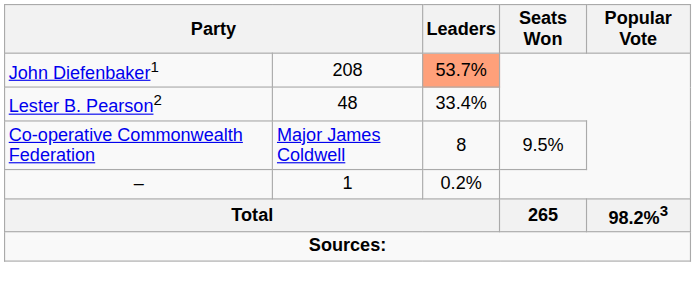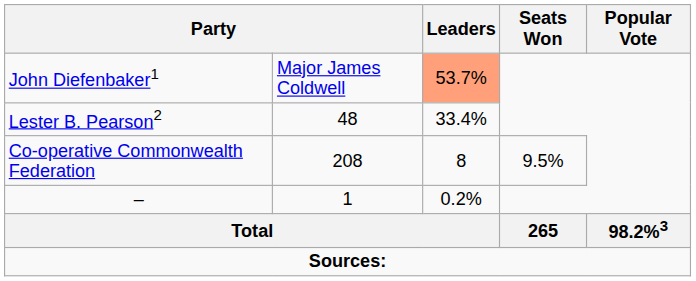(348, 70) 208 -> (329, 78) Major James Coldwell
(329, 145) Major James Coldwell -> (348, 160) 208
